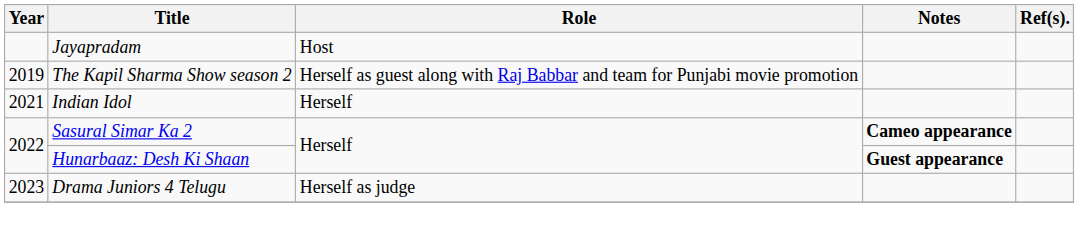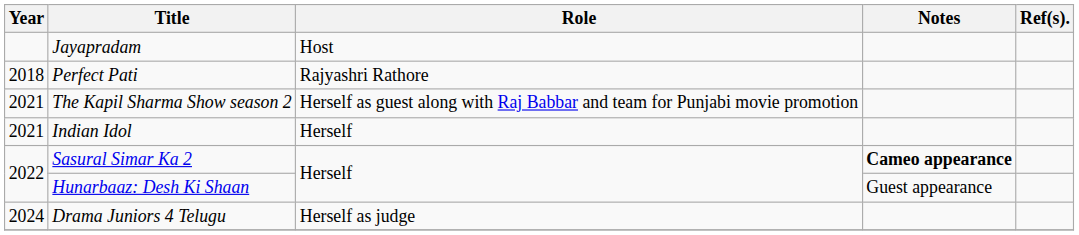+ row: (95, 74)
(26, 74) 2019 -> (26, 103) 2021
(935, 159) bold -> (929, 187) normal
(26, 187) 2023 -> (26, 215) 2024
